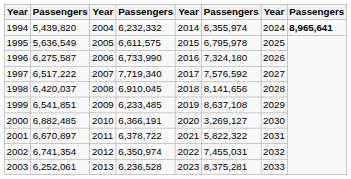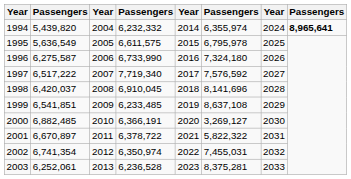(226, 89) 8,141,656 -> (226, 89) 8,141,696
